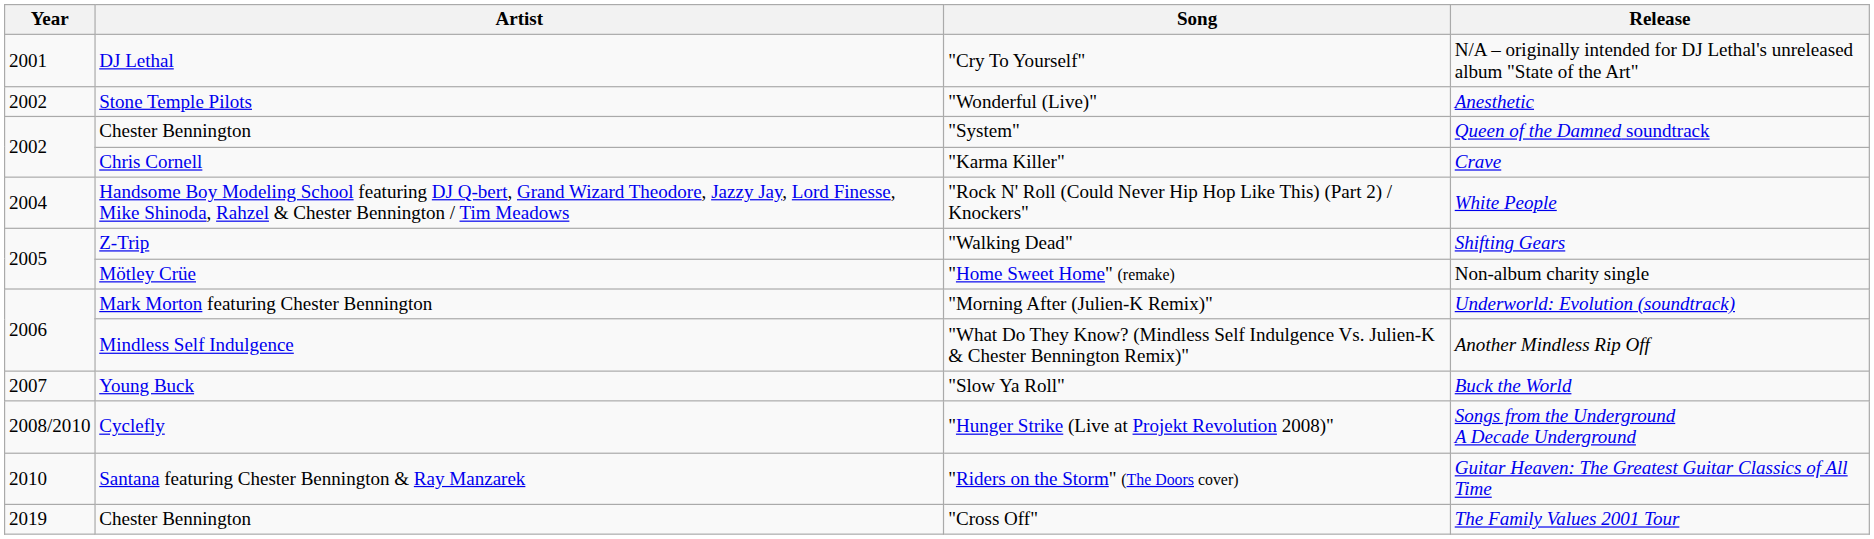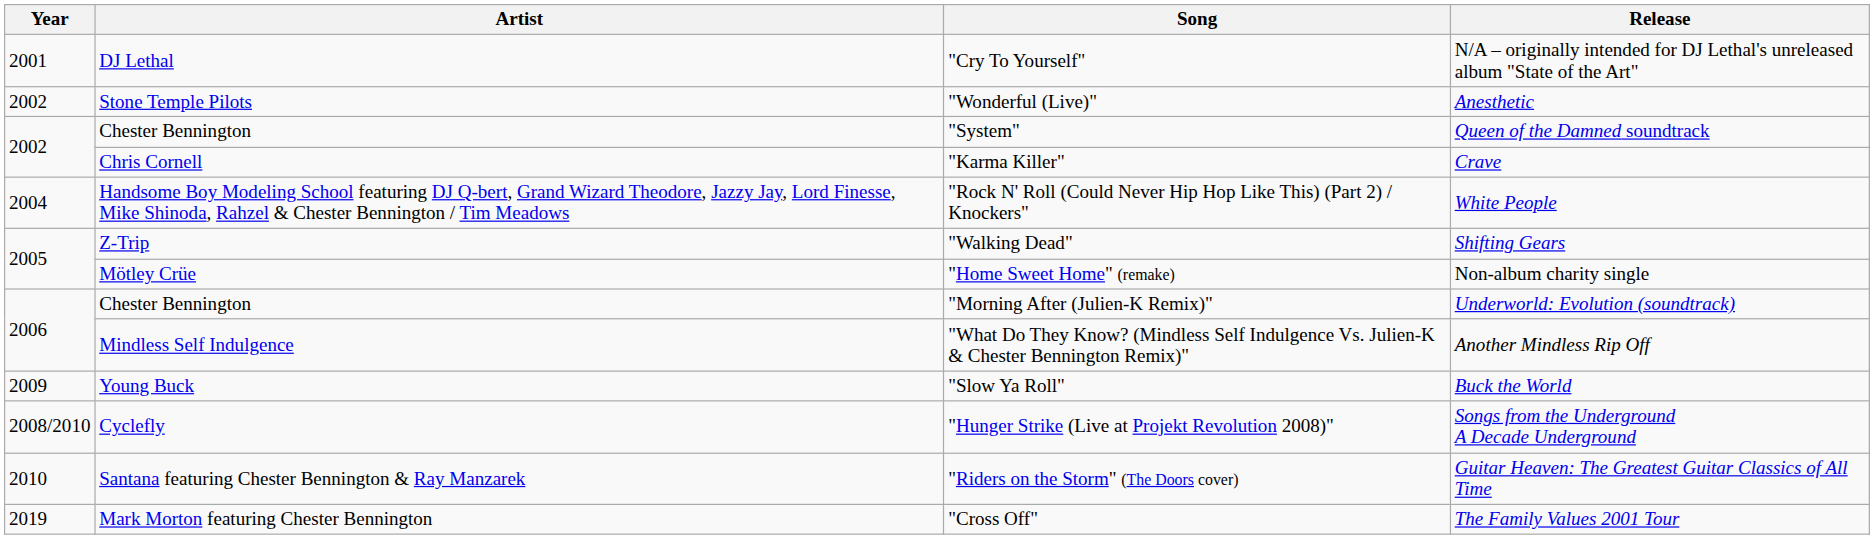(266, 304) Mark Morton featuring Chester Bennington -> (175, 304) Chester Bennington
(28, 385) 2007 -> (28, 385) 2009
(175, 519) Chester Bennington -> (266, 519) Mark Morton featuring Chester Bennington
